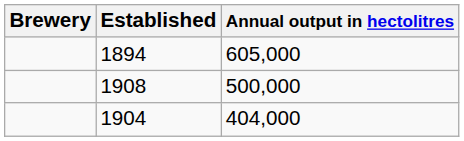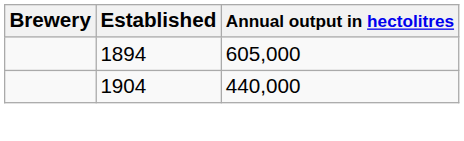- row: (123, 86)
(263, 119) 404,000 -> (263, 86) 440,000
